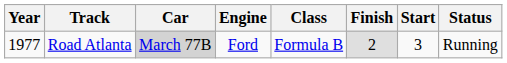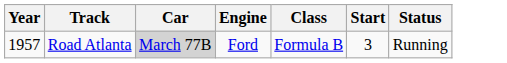- column: (372, 18)
(24, 44) 1977 -> (24, 44) 1957
